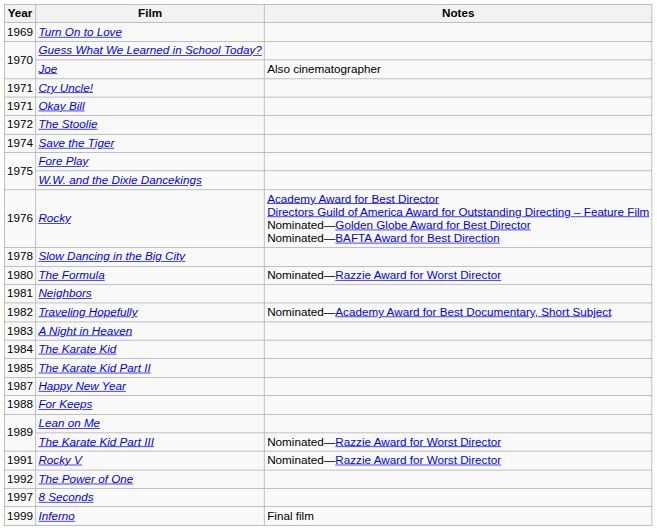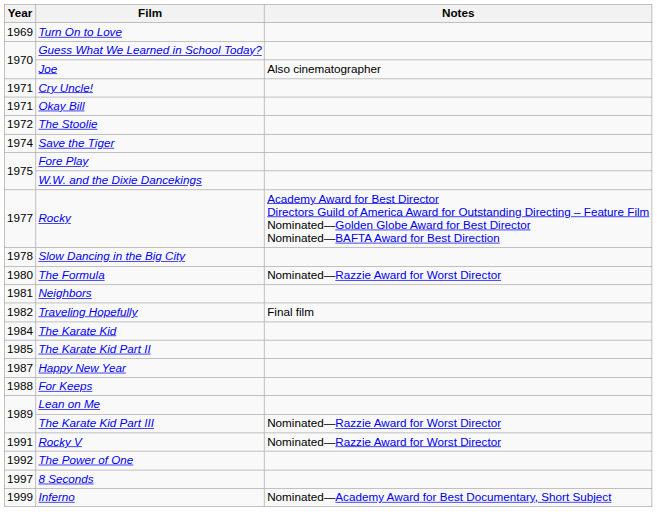(20, 218) 1976 -> (20, 218) 1977
(439, 312) Nominated—Academy Award for Best Documentary, Short Subject -> (291, 312) Final film
- row: (85, 331)
(291, 516) Final film -> (439, 497) Nominated—Academy Award for Best Documentary, Short Subject
